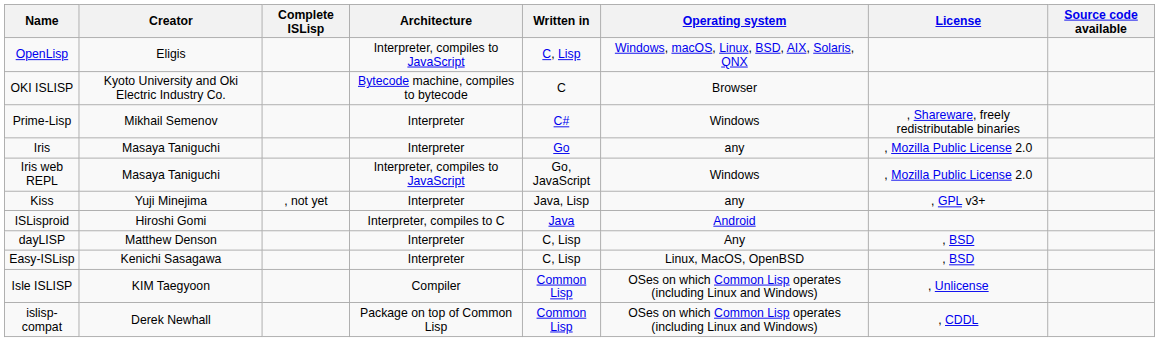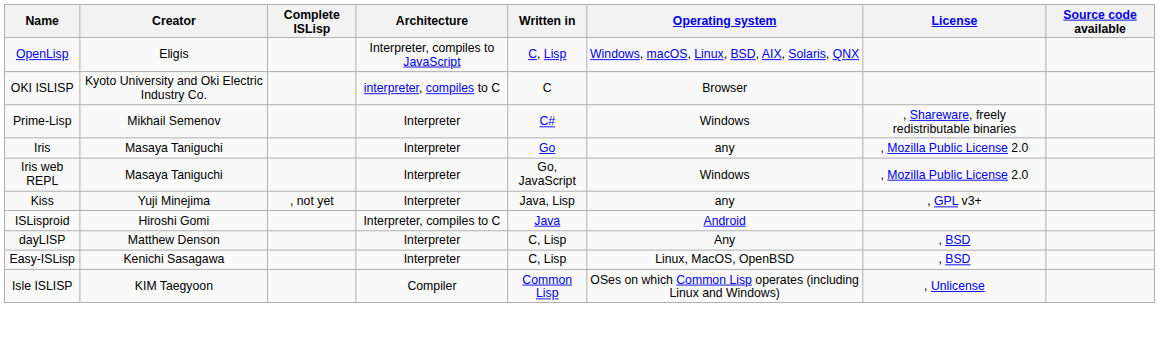(436, 88) Bytecode machine, compiles to bytecode -> (432, 88) interpreter, compiles to C
(436, 175) Interpreter, compiles to JavaScript -> (432, 175) Interpreter
- row: (42, 320)
